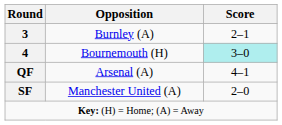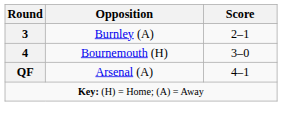(240, 52) paleturquoise background -> (240, 52) no background
- row: (25, 91)
